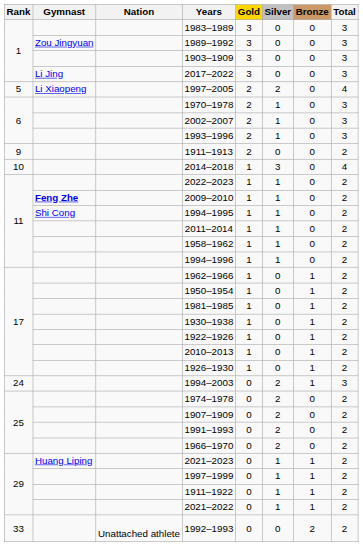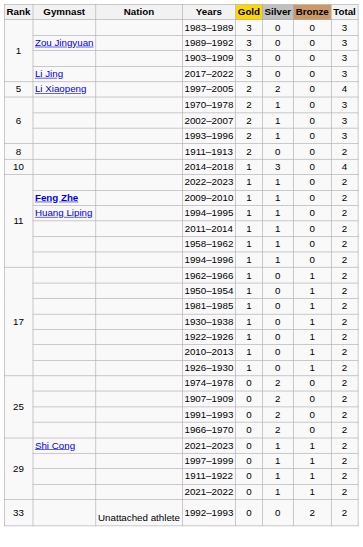(18, 151) 9 -> (18, 151) 8
(55, 213) Shi Cong -> (64, 213) Huang Liping
- row: (209, 383)
(64, 461) Huang Liping -> (55, 445) Shi Cong
